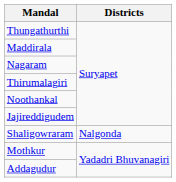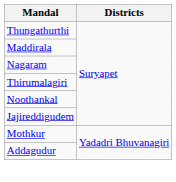- row: (40, 133)
